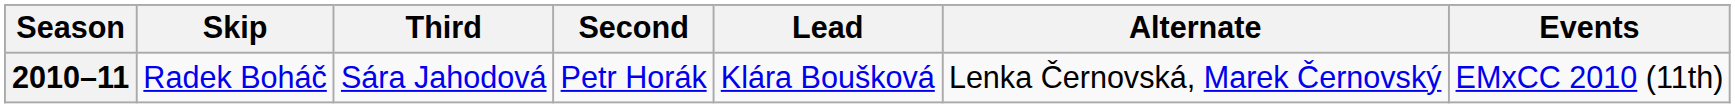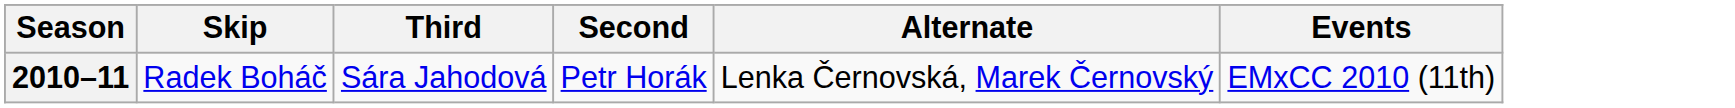- column: (828, 28)
